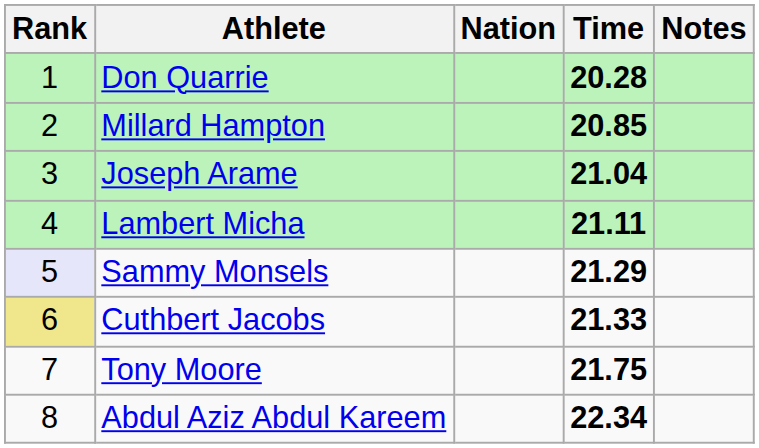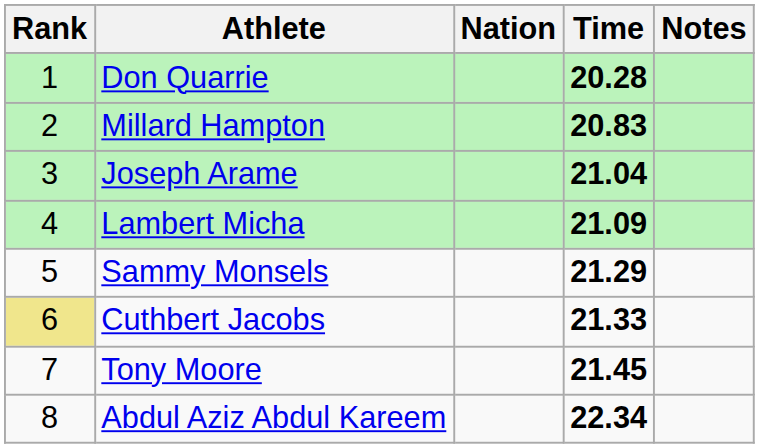(609, 126) 20.85 -> (609, 126) 20.83
(609, 223) 21.11 -> (609, 223) 21.09
(50, 272) lavender background -> (50, 272) no background
(609, 369) 21.75 -> (609, 369) 21.45
